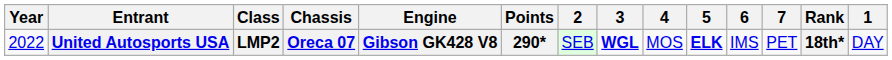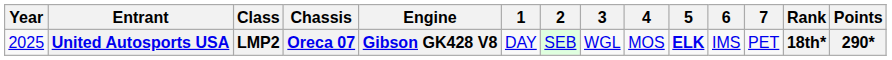columns swapped: (868, 17) <-> (529, 17)
(26, 42) 2022 -> (26, 42) 2025
(620, 42) bold -> (602, 42) normal
